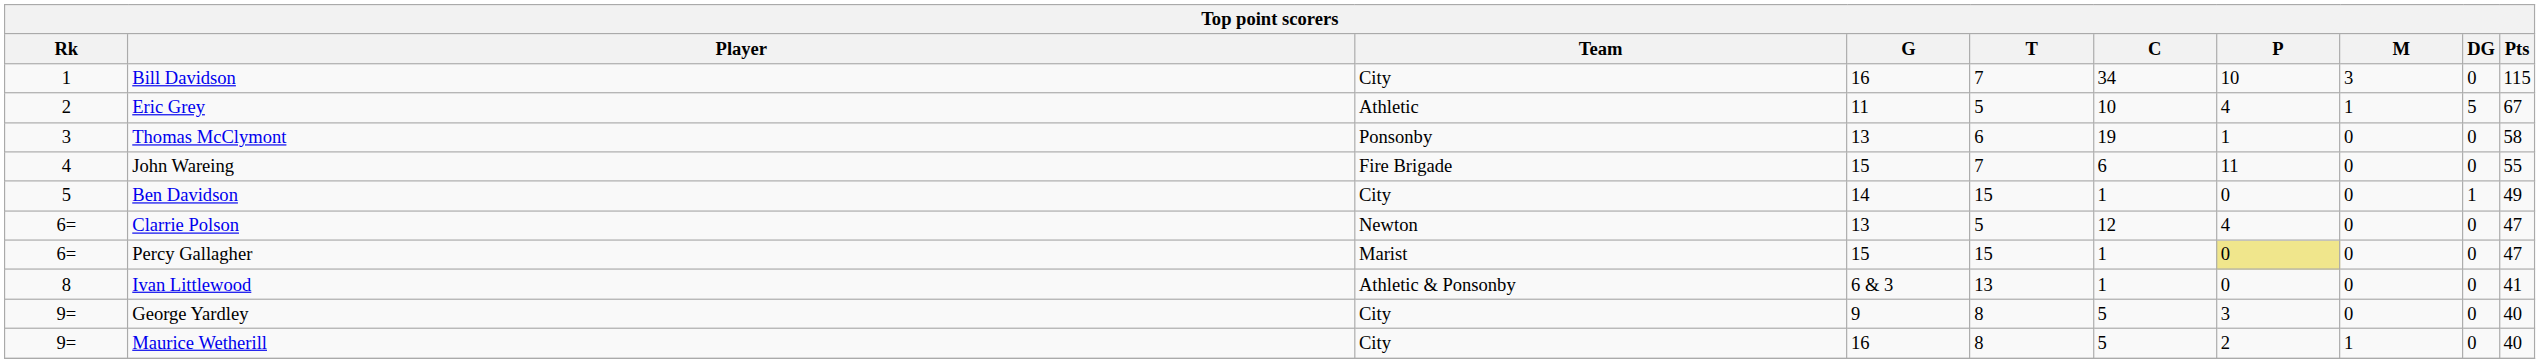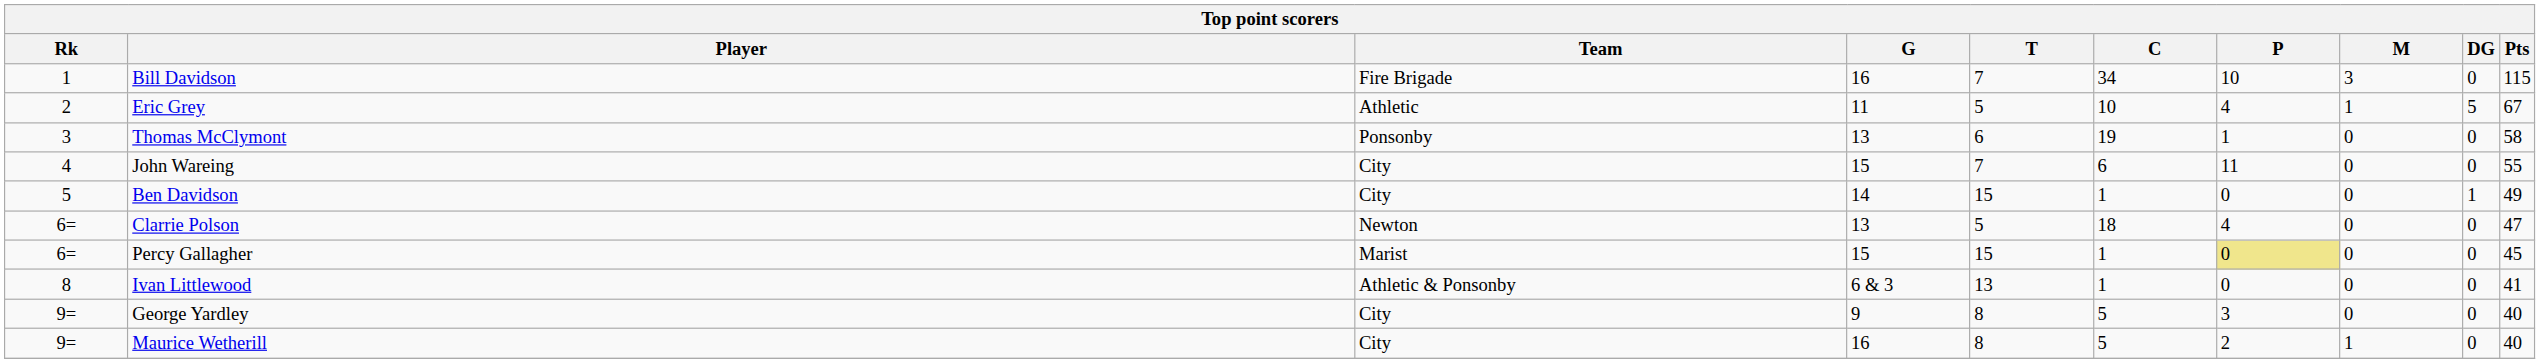(1375, 78) City -> (1406, 78) Fire Brigade
(1406, 166) Fire Brigade -> (1375, 166) City
(2107, 225) 12 -> (2107, 225) 18
(2513, 254) 47 -> (2513, 254) 45
